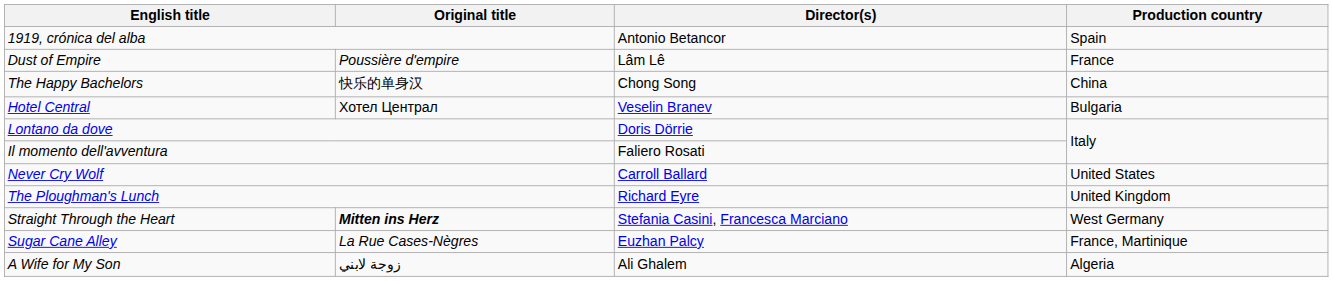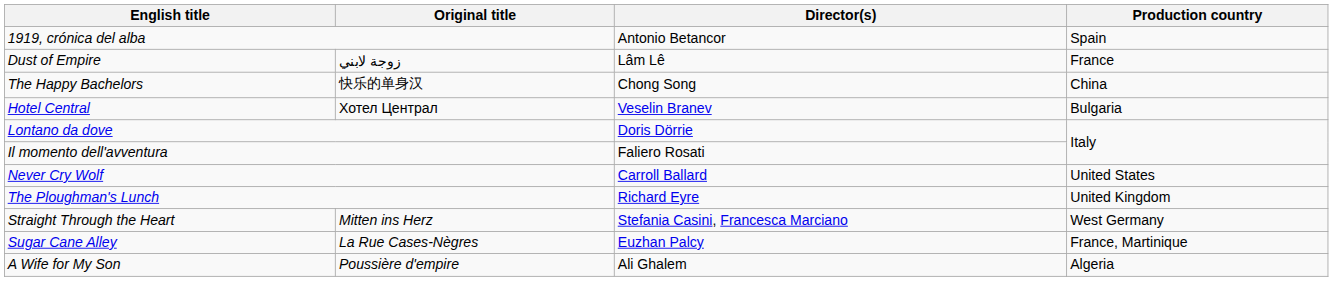(399, 60) Poussière d'empire -> (370, 61) زوجة لابني
(389, 219) bold -> (386, 220) normal
(370, 264) زوجة لابني -> (399, 264) Poussière d'empire
